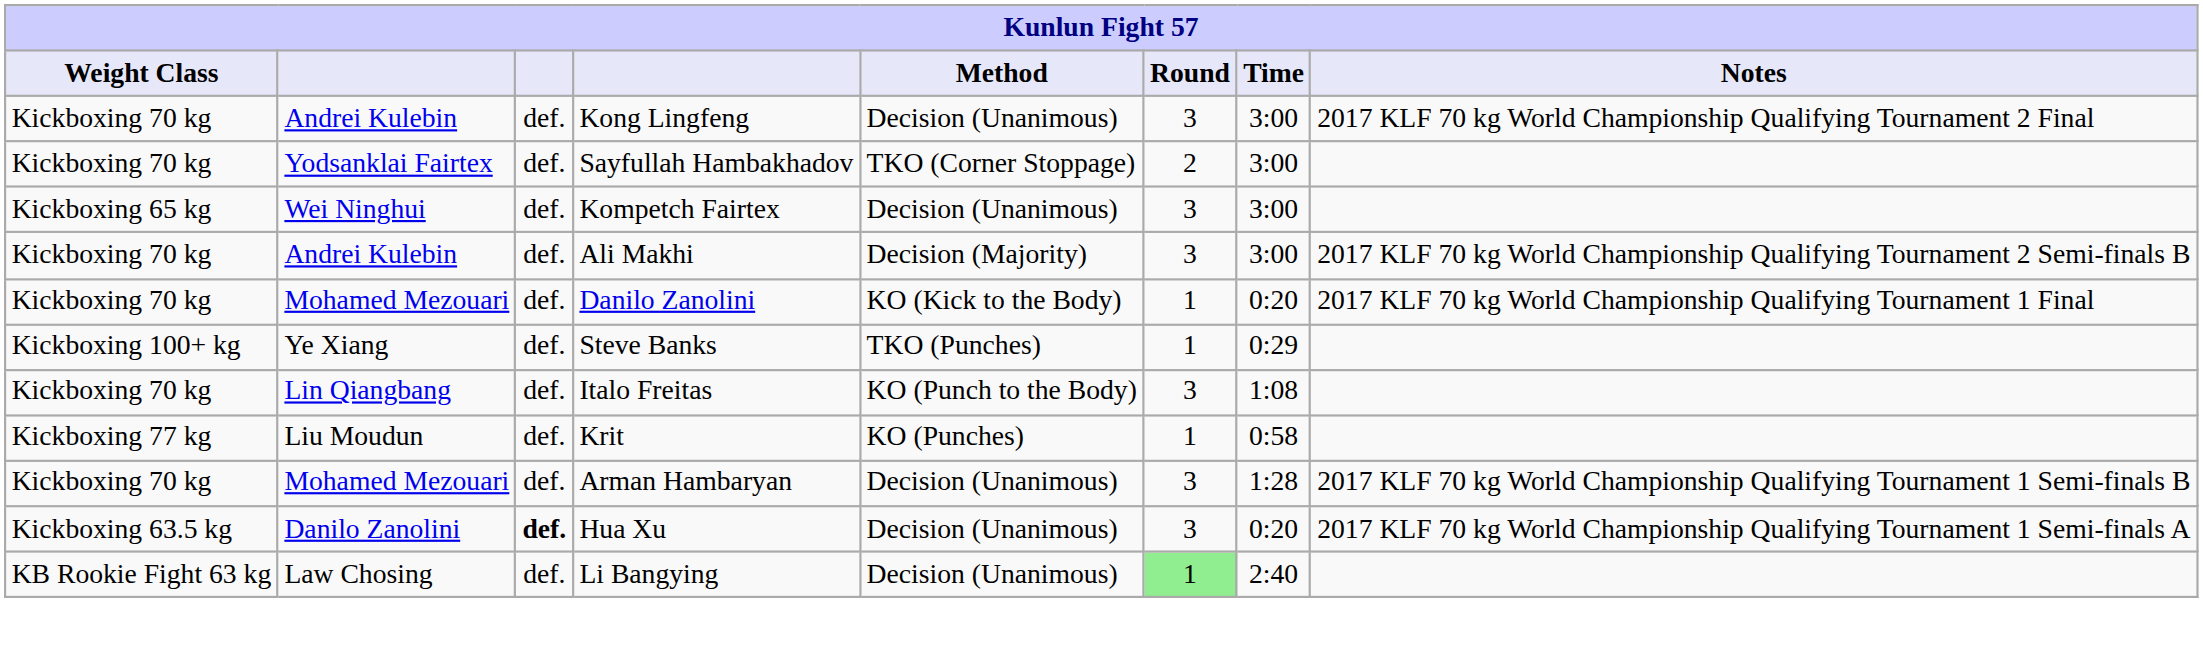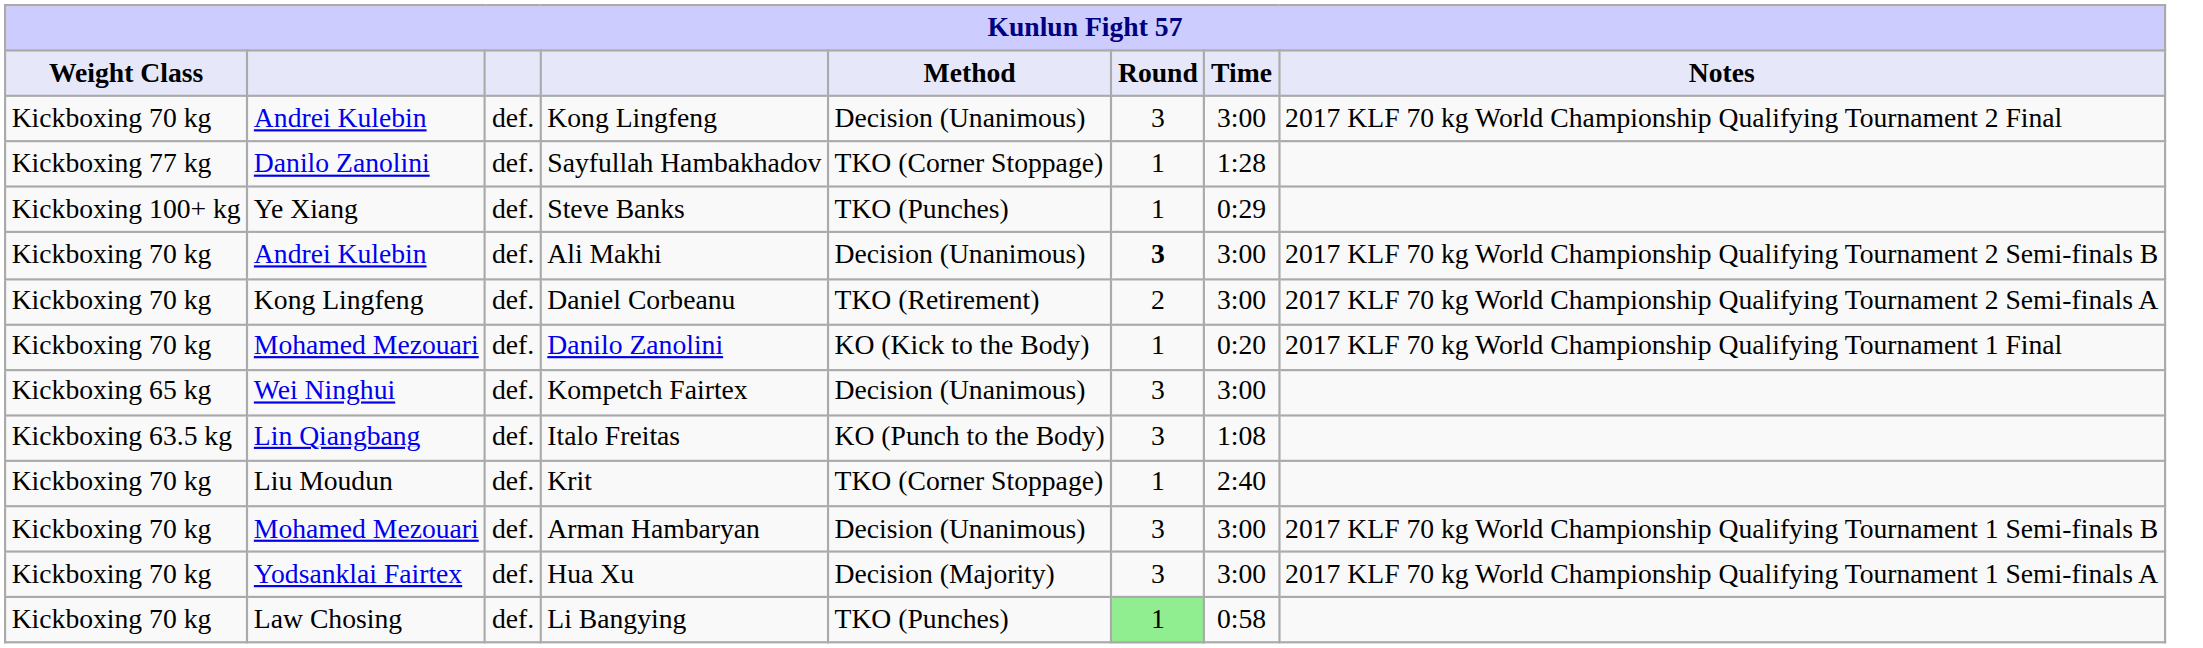(111, 163) Kickboxing 70 kg -> (111, 163) Kickboxing 77 kg
(389, 163) Yodsanklai Fairtex -> (342, 163) Danilo Zanolini
(1190, 163) 2 -> (1158, 163) 1
(1274, 163) 3:00 -> (1241, 163) 1:28
rows swapped: (680, 209) <-> (648, 346)
(977, 254) Decision (Majority) -> (960, 254) Decision (Unanimous)
(1190, 254) normal -> (1158, 254) bold
+ row: (641, 300)
(111, 391) Kickboxing 70 kg -> (122, 437) Kickboxing 63.5 kg
(111, 437) Kickboxing 77 kg -> (111, 482) Kickboxing 70 kg
(945, 437) KO (Punches) -> (969, 482) TKO (Corner Stoppage)
(1274, 437) 0:58 -> (1241, 482) 2:40
(1274, 482) 1:28 -> (1241, 528) 3:00
(122, 528) Kickboxing 63.5 kg -> (111, 573) Kickboxing 70 kg
(372, 528) Danilo Zanolini -> (358, 573) Yodsanklai Fairtex
(544, 528) bold -> (513, 573) normal
(992, 528) Decision (Unanimous) -> (945, 573) Decision (Majority)
(1274, 528) 0:20 -> (1241, 573) 3:00
(141, 573) KB Rookie Fight 63 kg -> (111, 619) Kickboxing 70 kg
(992, 573) Decision (Unanimous) -> (922, 619) TKO (Punches)
(1274, 573) 2:40 -> (1241, 619) 0:58
